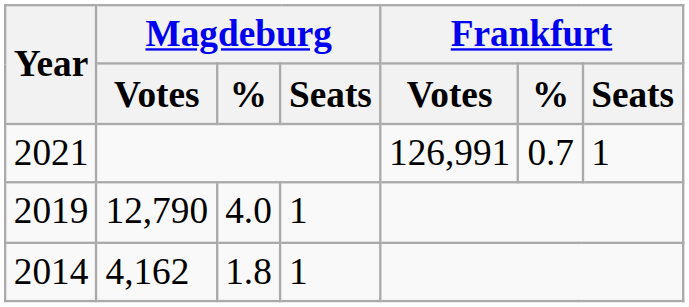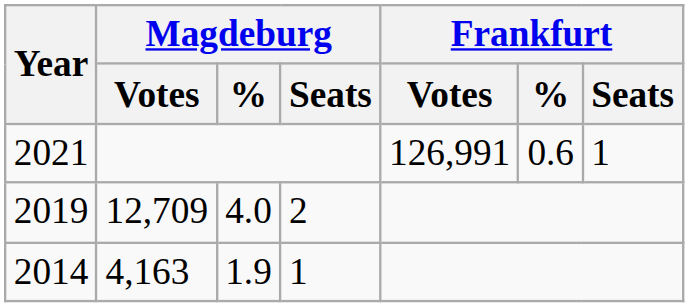(551, 152) 0.7 -> (551, 152) 0.6
(157, 211) 12,790 -> (157, 211) 12,709
(298, 211) 1 -> (298, 211) 2
(147, 270) 4,162 -> (147, 270) 4,163
(249, 270) 1.8 -> (249, 270) 1.9
